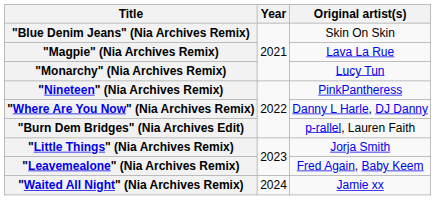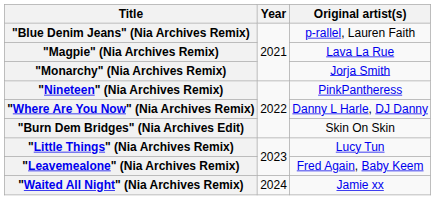(360, 33) Skin On Skin -> (360, 33) p-rallel, Lauren Faith
(360, 71) Lucy Tun -> (360, 71) Jorja Smith
(360, 128) p-rallel, Lauren Faith -> (360, 128) Skin On Skin
(360, 147) Jorja Smith -> (360, 147) Lucy Tun
